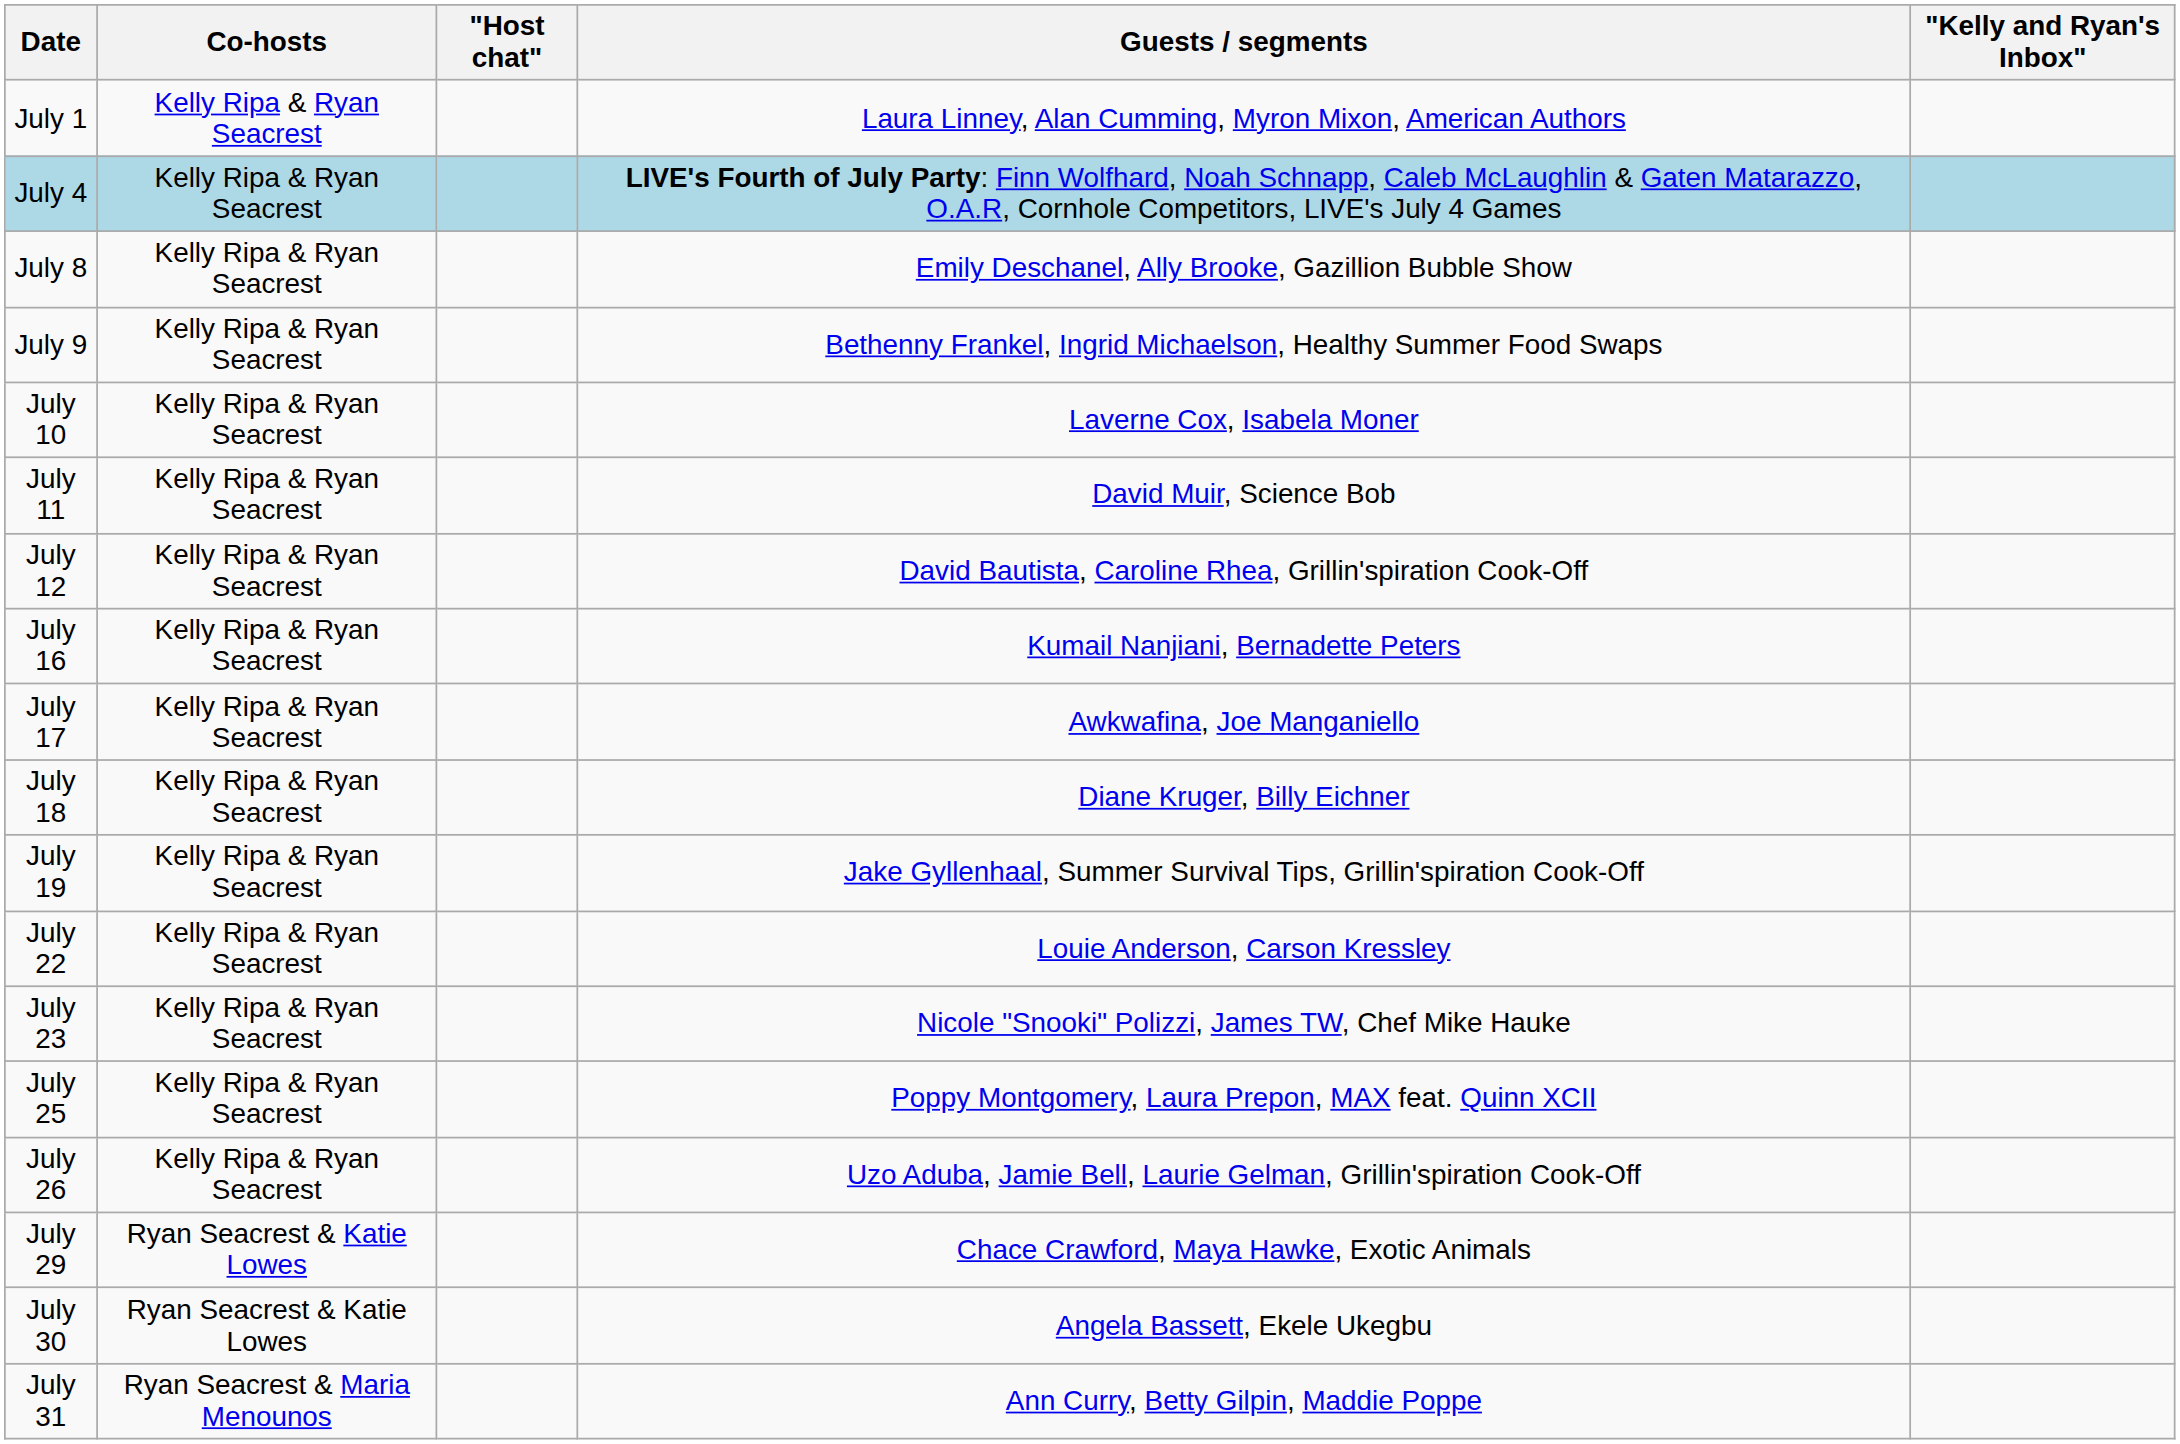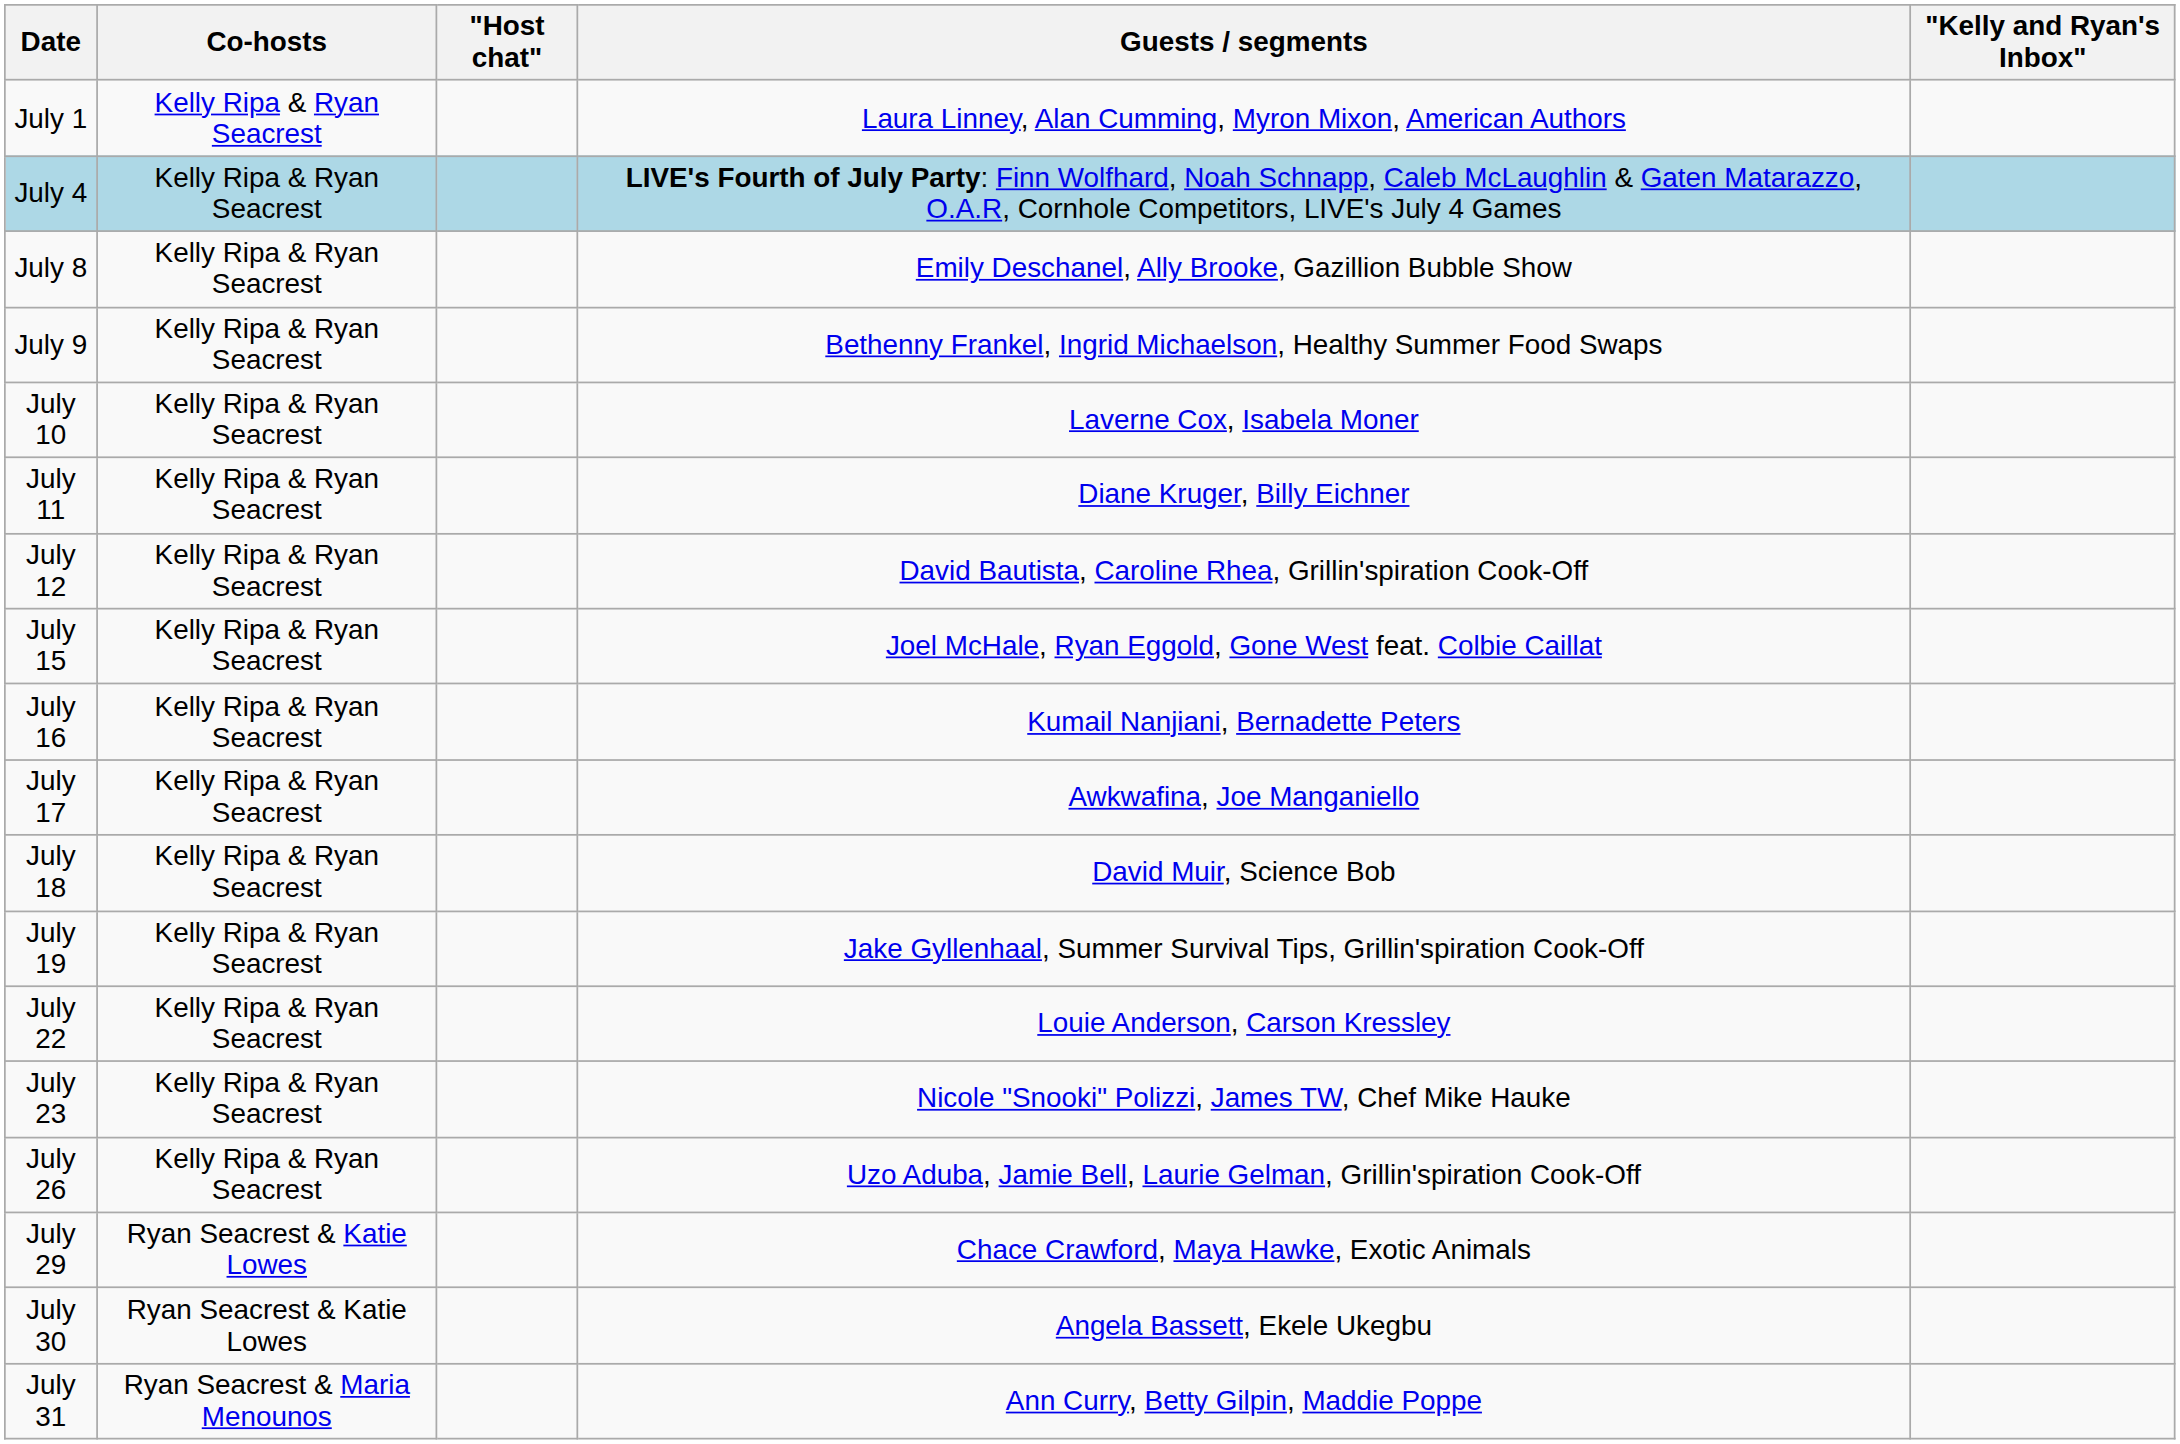(1244, 495) David Muir, Science Bob -> (1244, 495) Diane Kruger, Billy Eichner
+ row: (51, 646)
(1244, 796) Diane Kruger, Billy Eichner -> (1244, 872) David Muir, Science Bob
- row: (51, 1098)
